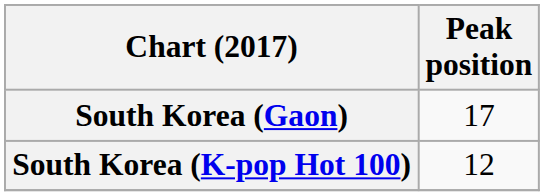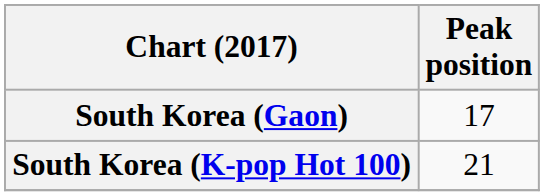(479, 164) 12 -> (479, 164) 21
